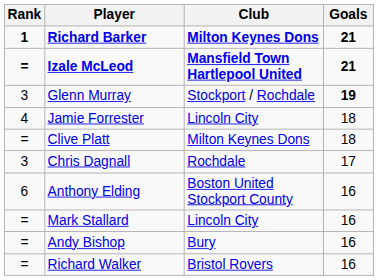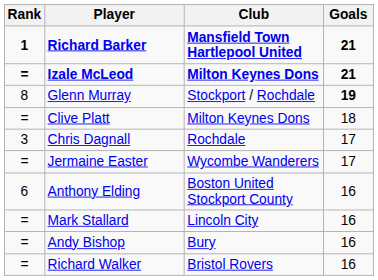(253, 37) Milton Keynes Dons -> (245, 44) Mansfield Town Hartlepool United
(245, 66) Mansfield Town Hartlepool United -> (253, 74) Milton Keynes Dons
(24, 96) 3 -> (24, 96) 8
- row: (96, 118)
+ row: (98, 161)
